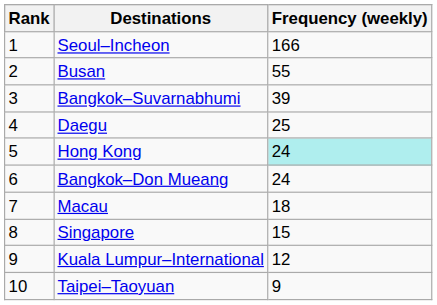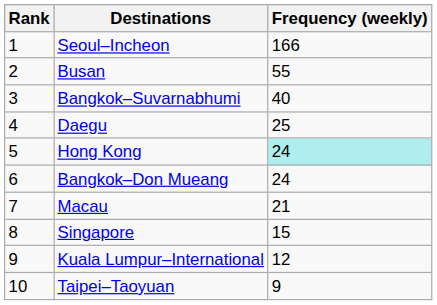(281, 99) 39 -> (281, 99) 40
(281, 206) 18 -> (281, 206) 21
